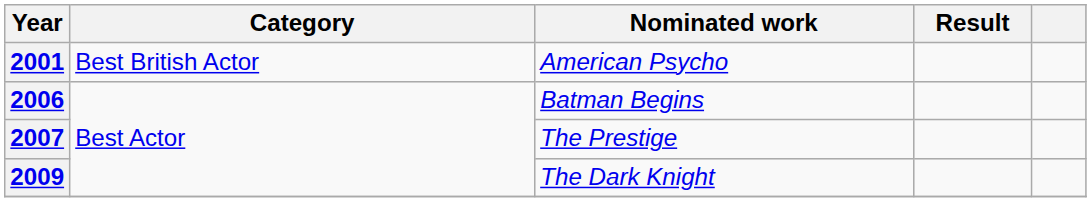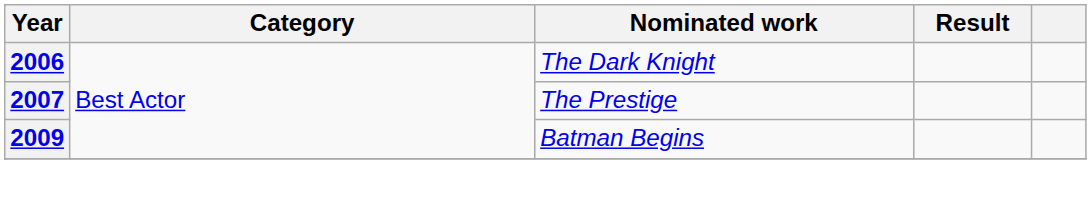- row: (37, 61)
(622, 100) Batman Begins -> (627, 61) The Dark Knight
(627, 176) The Dark Knight -> (622, 138) Batman Begins
